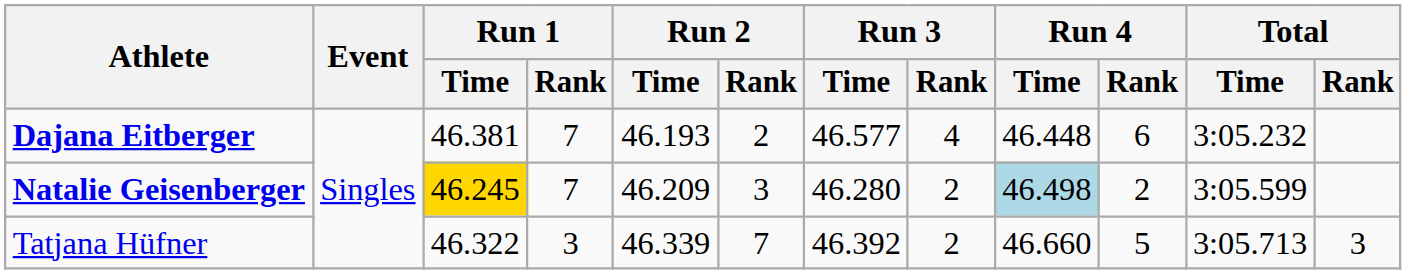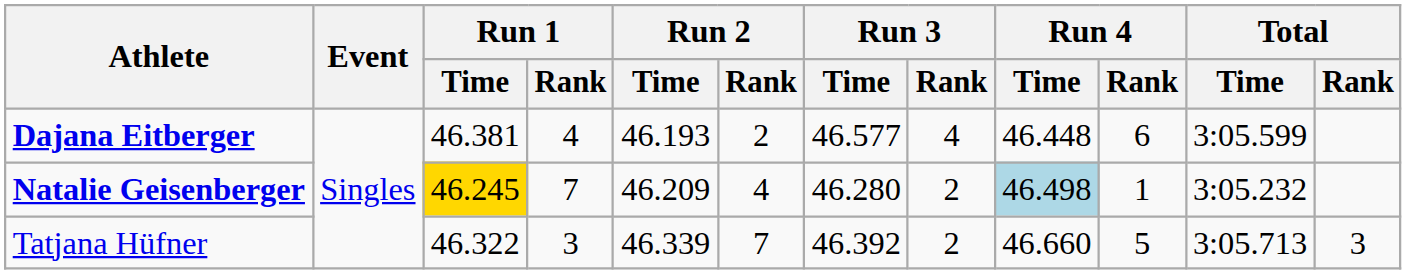(570, 135) 7 -> (570, 135) 4
(1250, 135) 3:05.232 -> (1250, 135) 3:05.599
(761, 189) 3 -> (761, 189) 4
(1142, 189) 2 -> (1142, 189) 1
(1250, 189) 3:05.599 -> (1250, 189) 3:05.232
